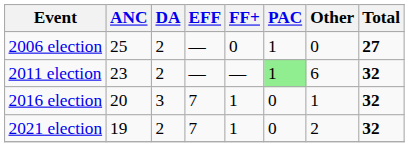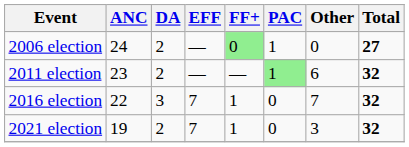(119, 45) 25 -> (119, 45) 24
(233, 45) no background -> (233, 45) lightgreen background
(119, 100) 20 -> (119, 100) 22
(314, 100) 1 -> (314, 100) 7
(314, 127) 2 -> (314, 127) 3
